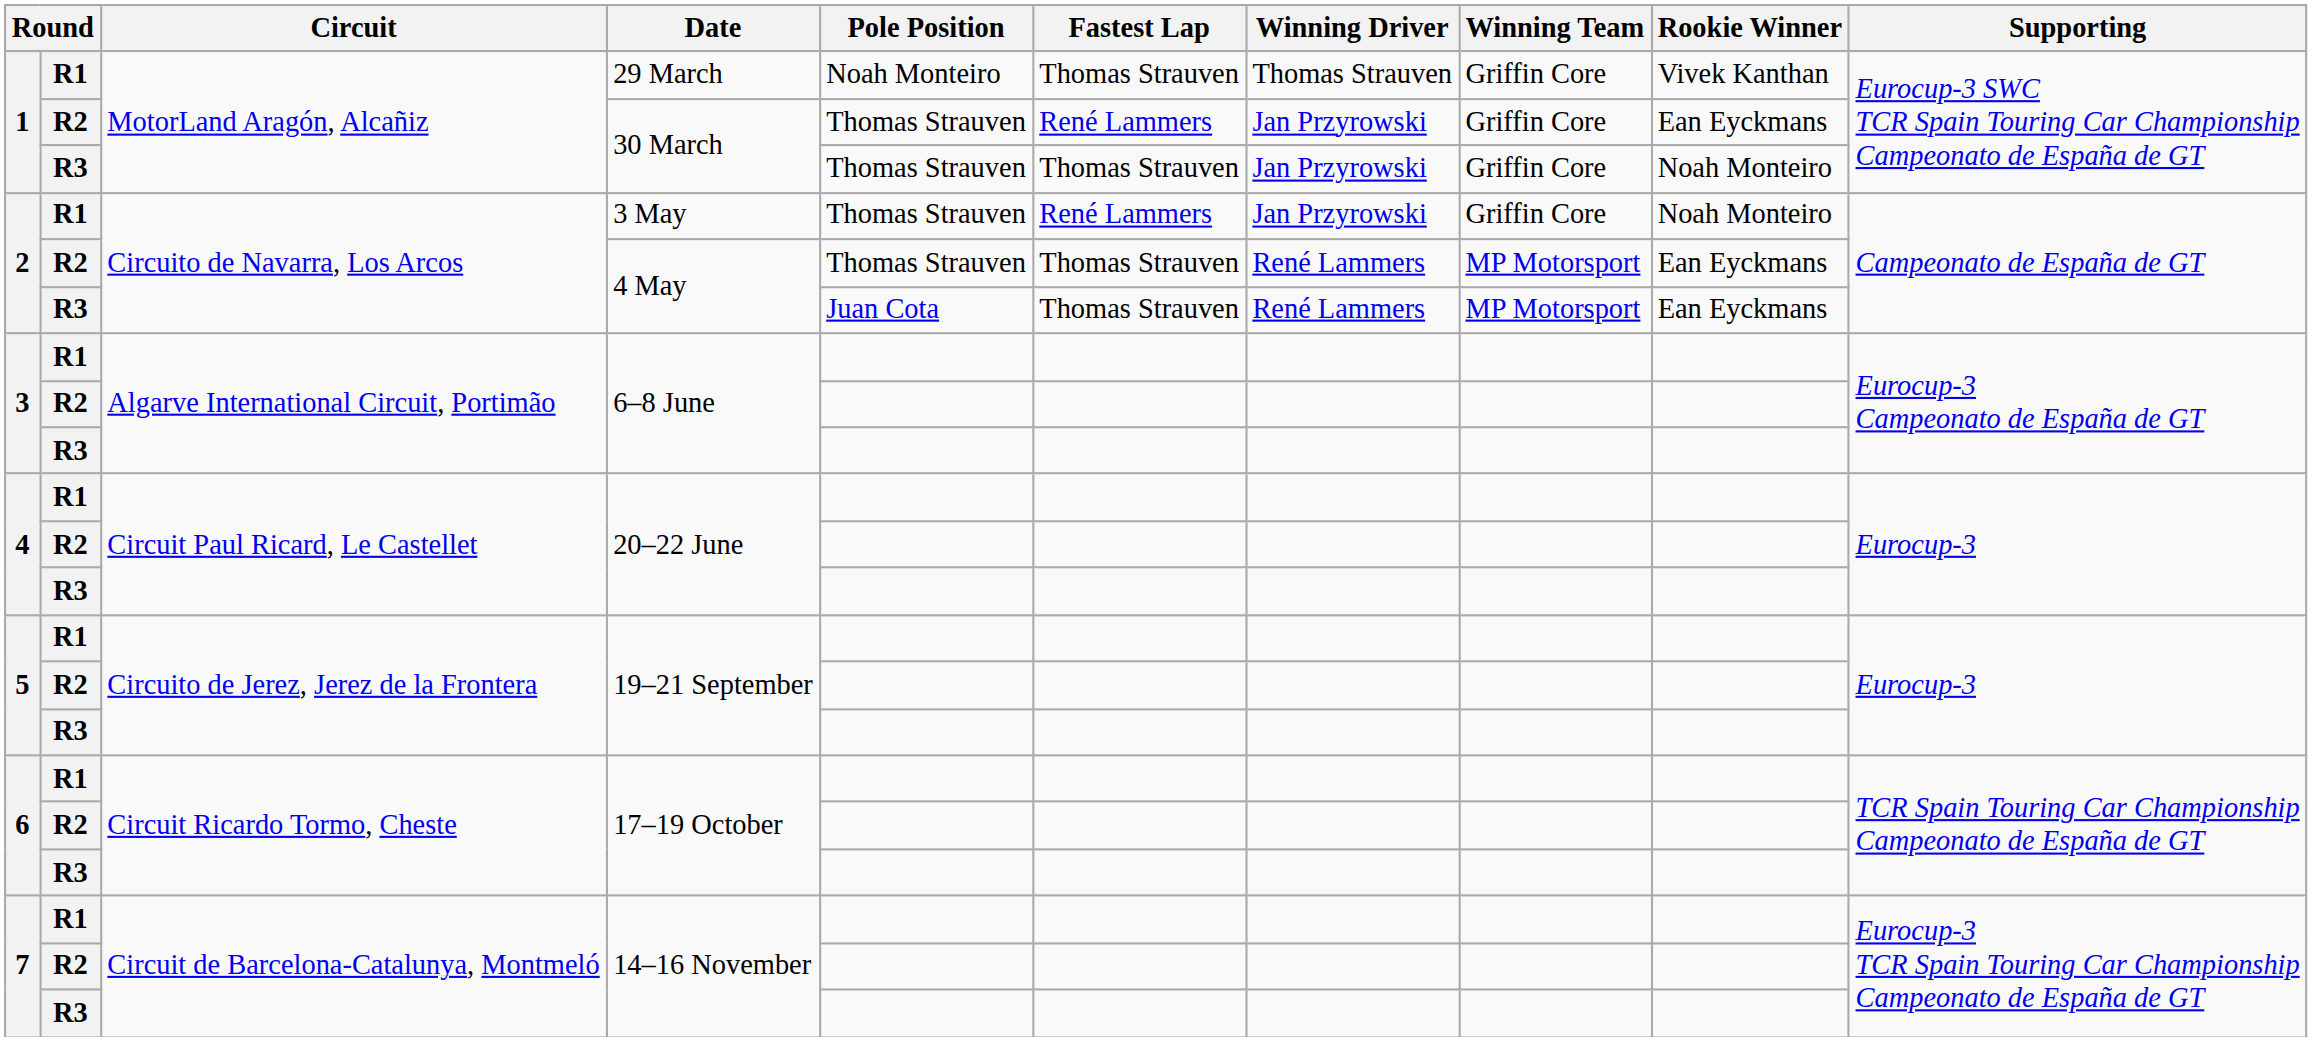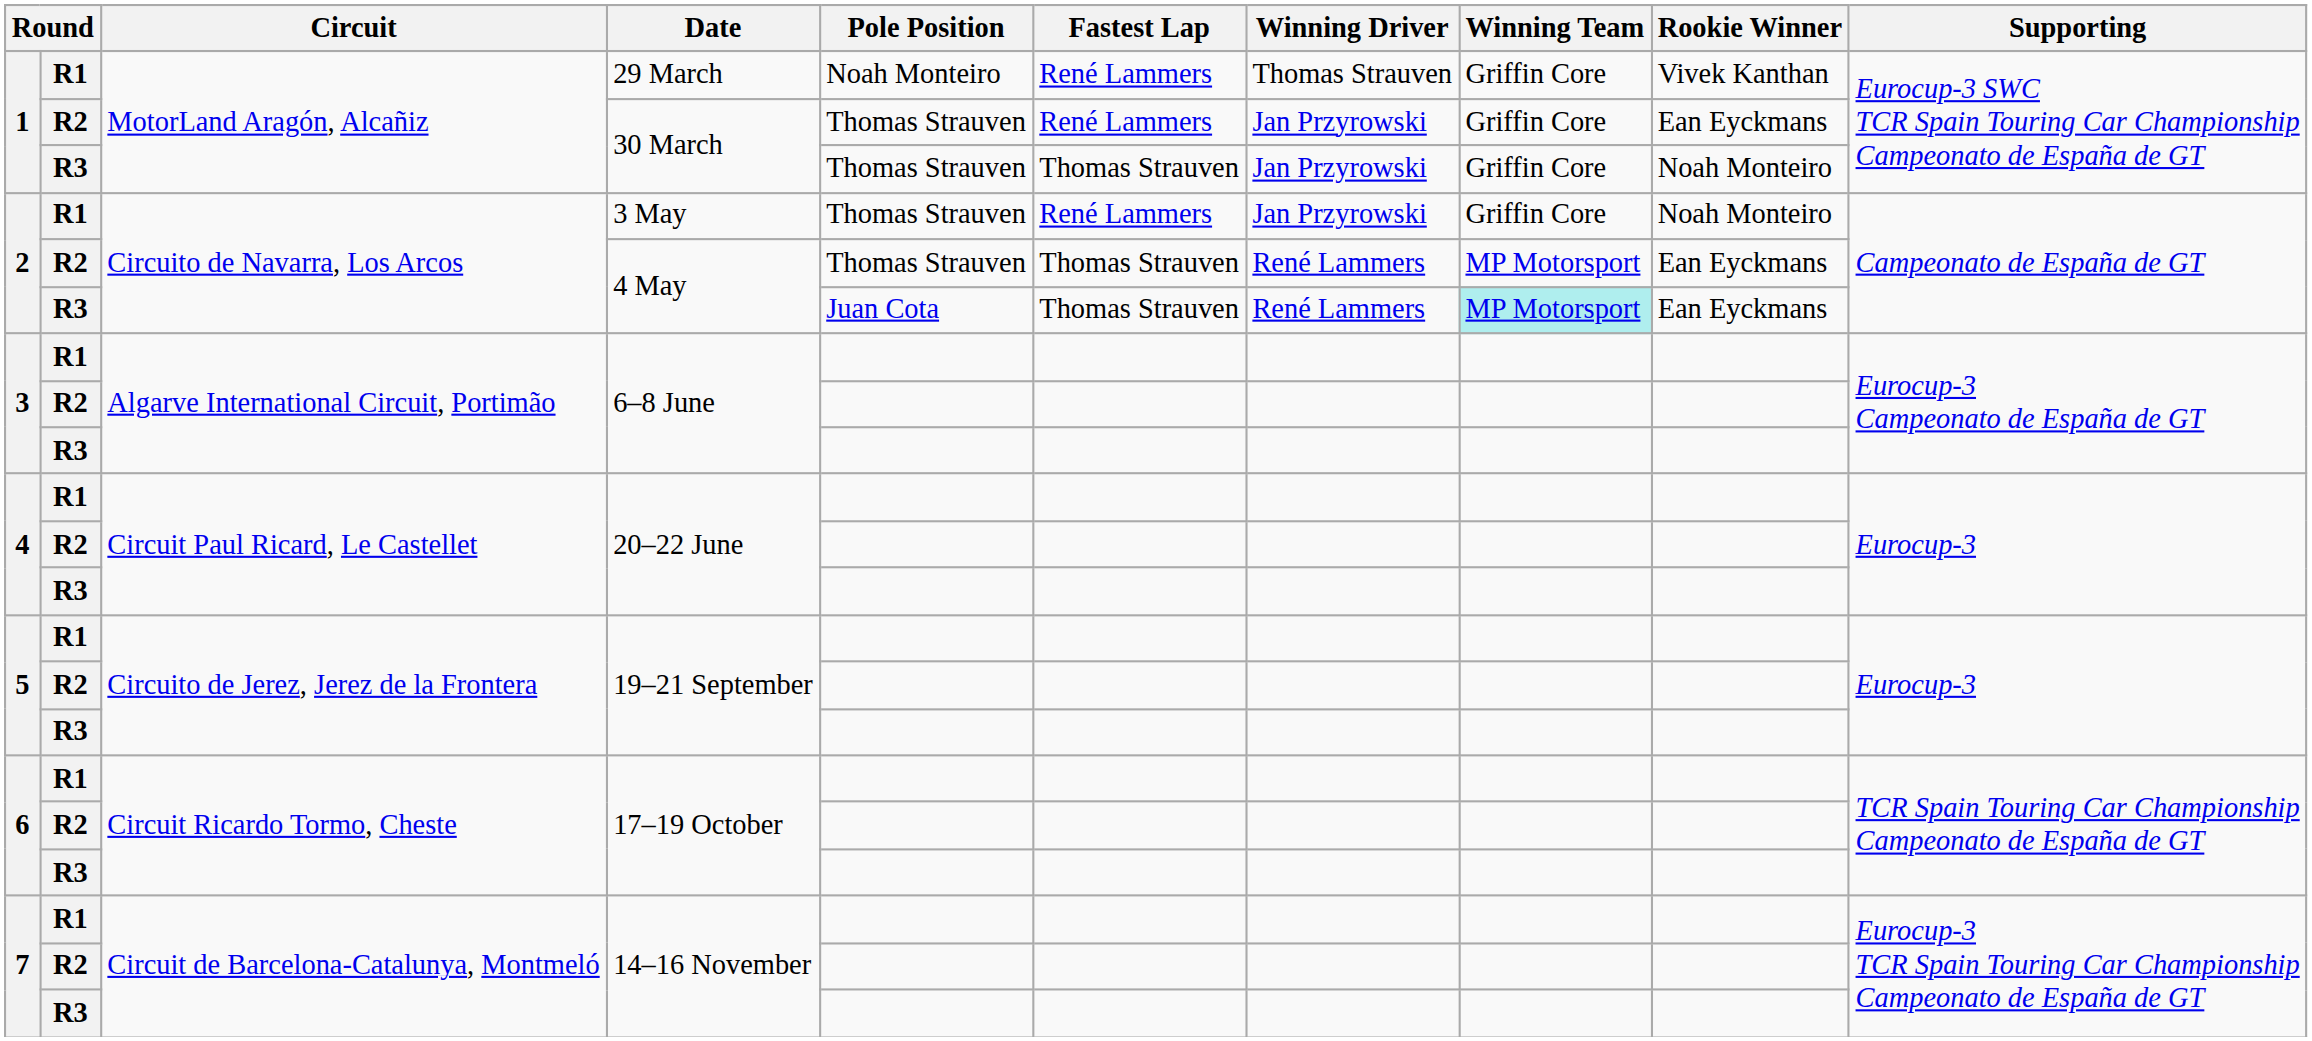(1139, 74) Thomas Strauven -> (1126, 74) René Lammers
(1553, 308) no background -> (1553, 308) paleturquoise background
